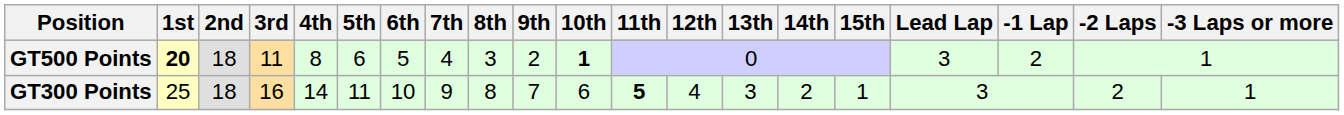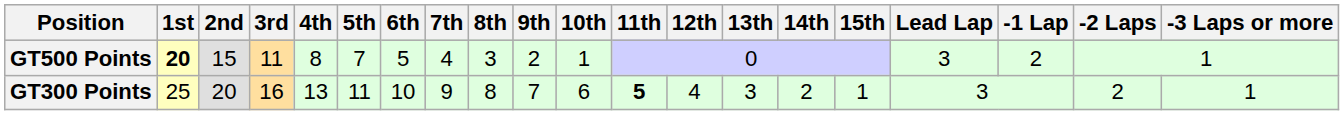(224, 58) 18 -> (224, 58) 15
(359, 58) 6 -> (359, 58) 7
(584, 58) bold -> (584, 58) normal
(224, 93) 18 -> (224, 93) 20
(316, 93) 14 -> (316, 93) 13
